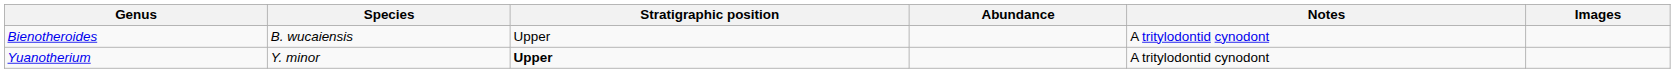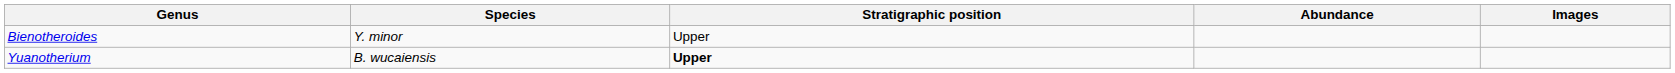- column: (1326, 15)
(312, 36) B. wucaiensis -> (378, 36) Y. minor
(295, 57) Y. minor -> (395, 57) B. wucaiensis
